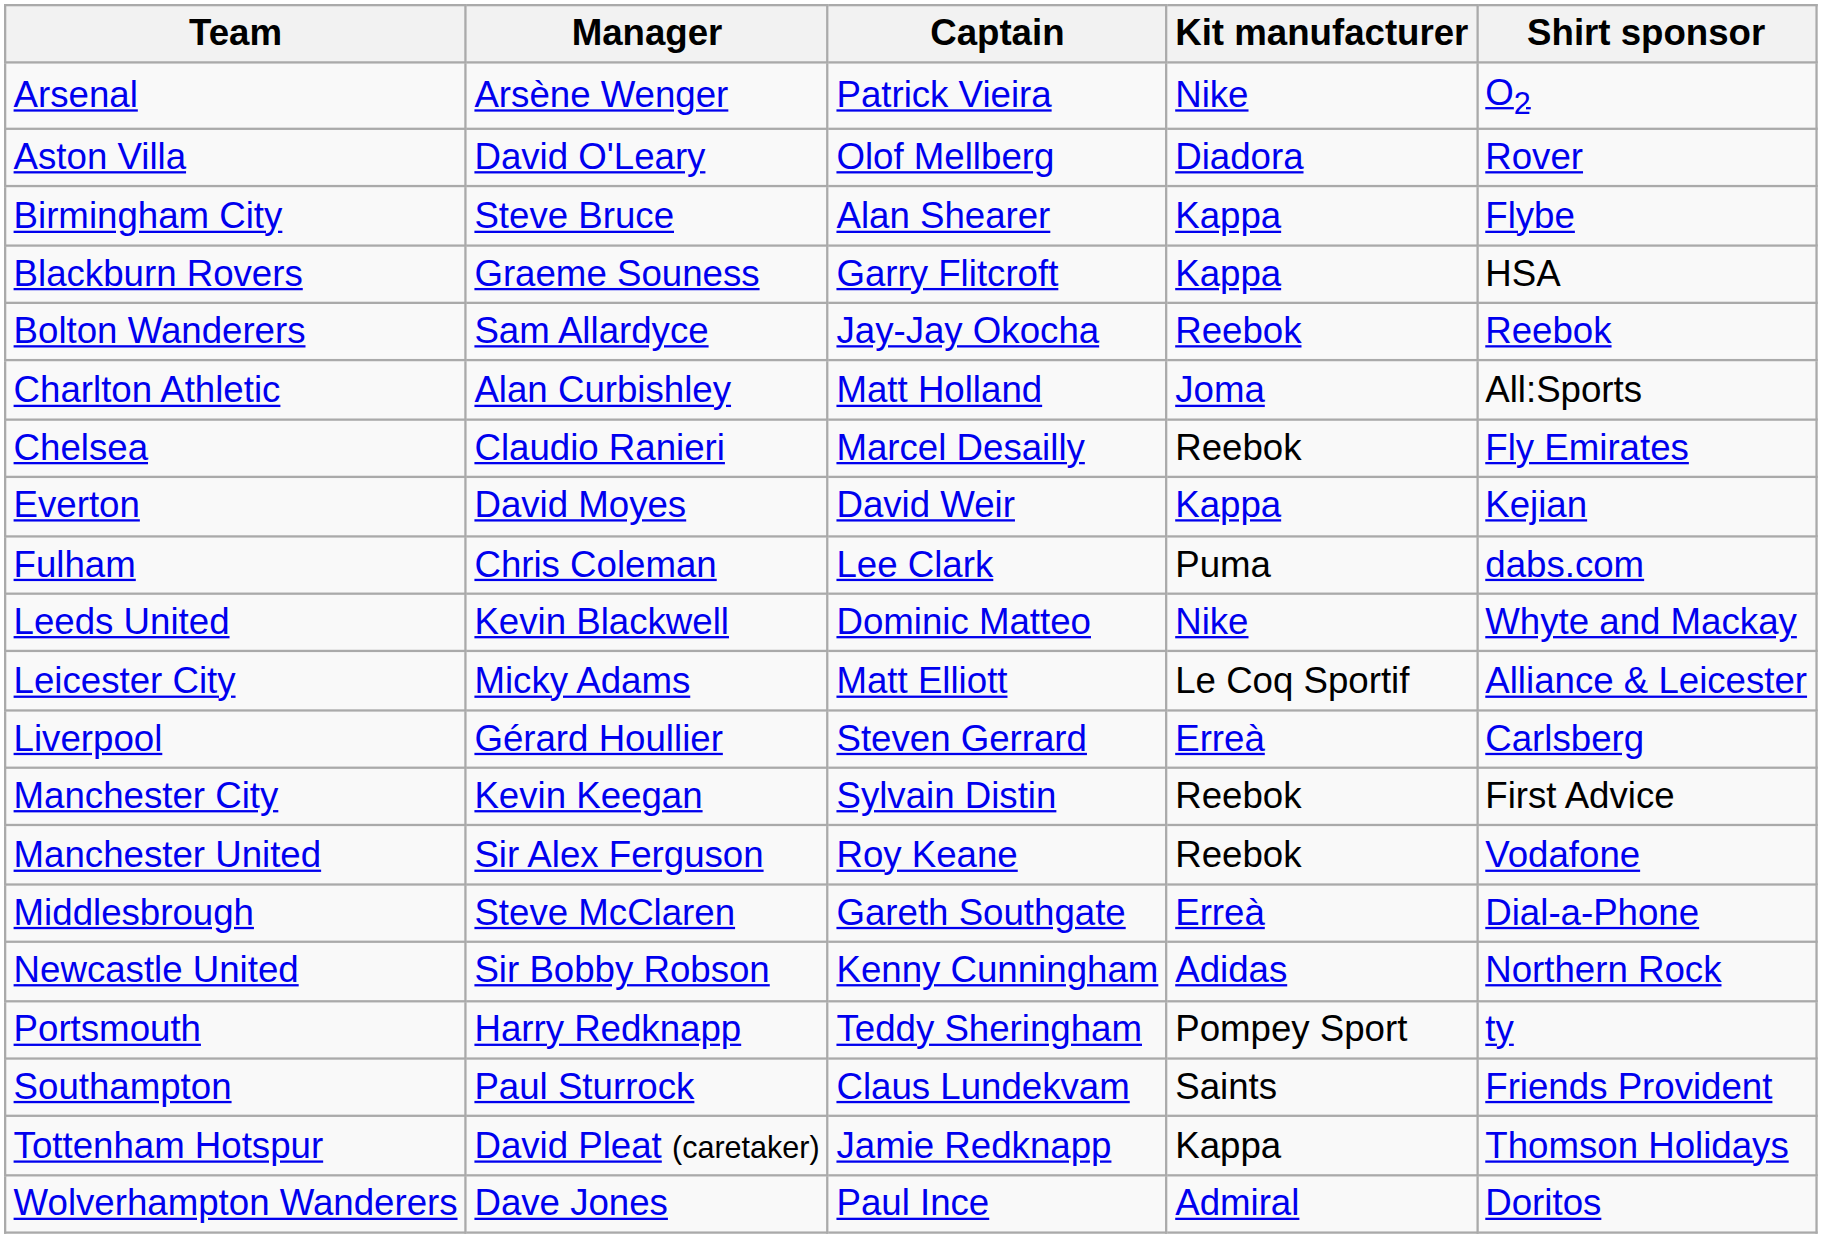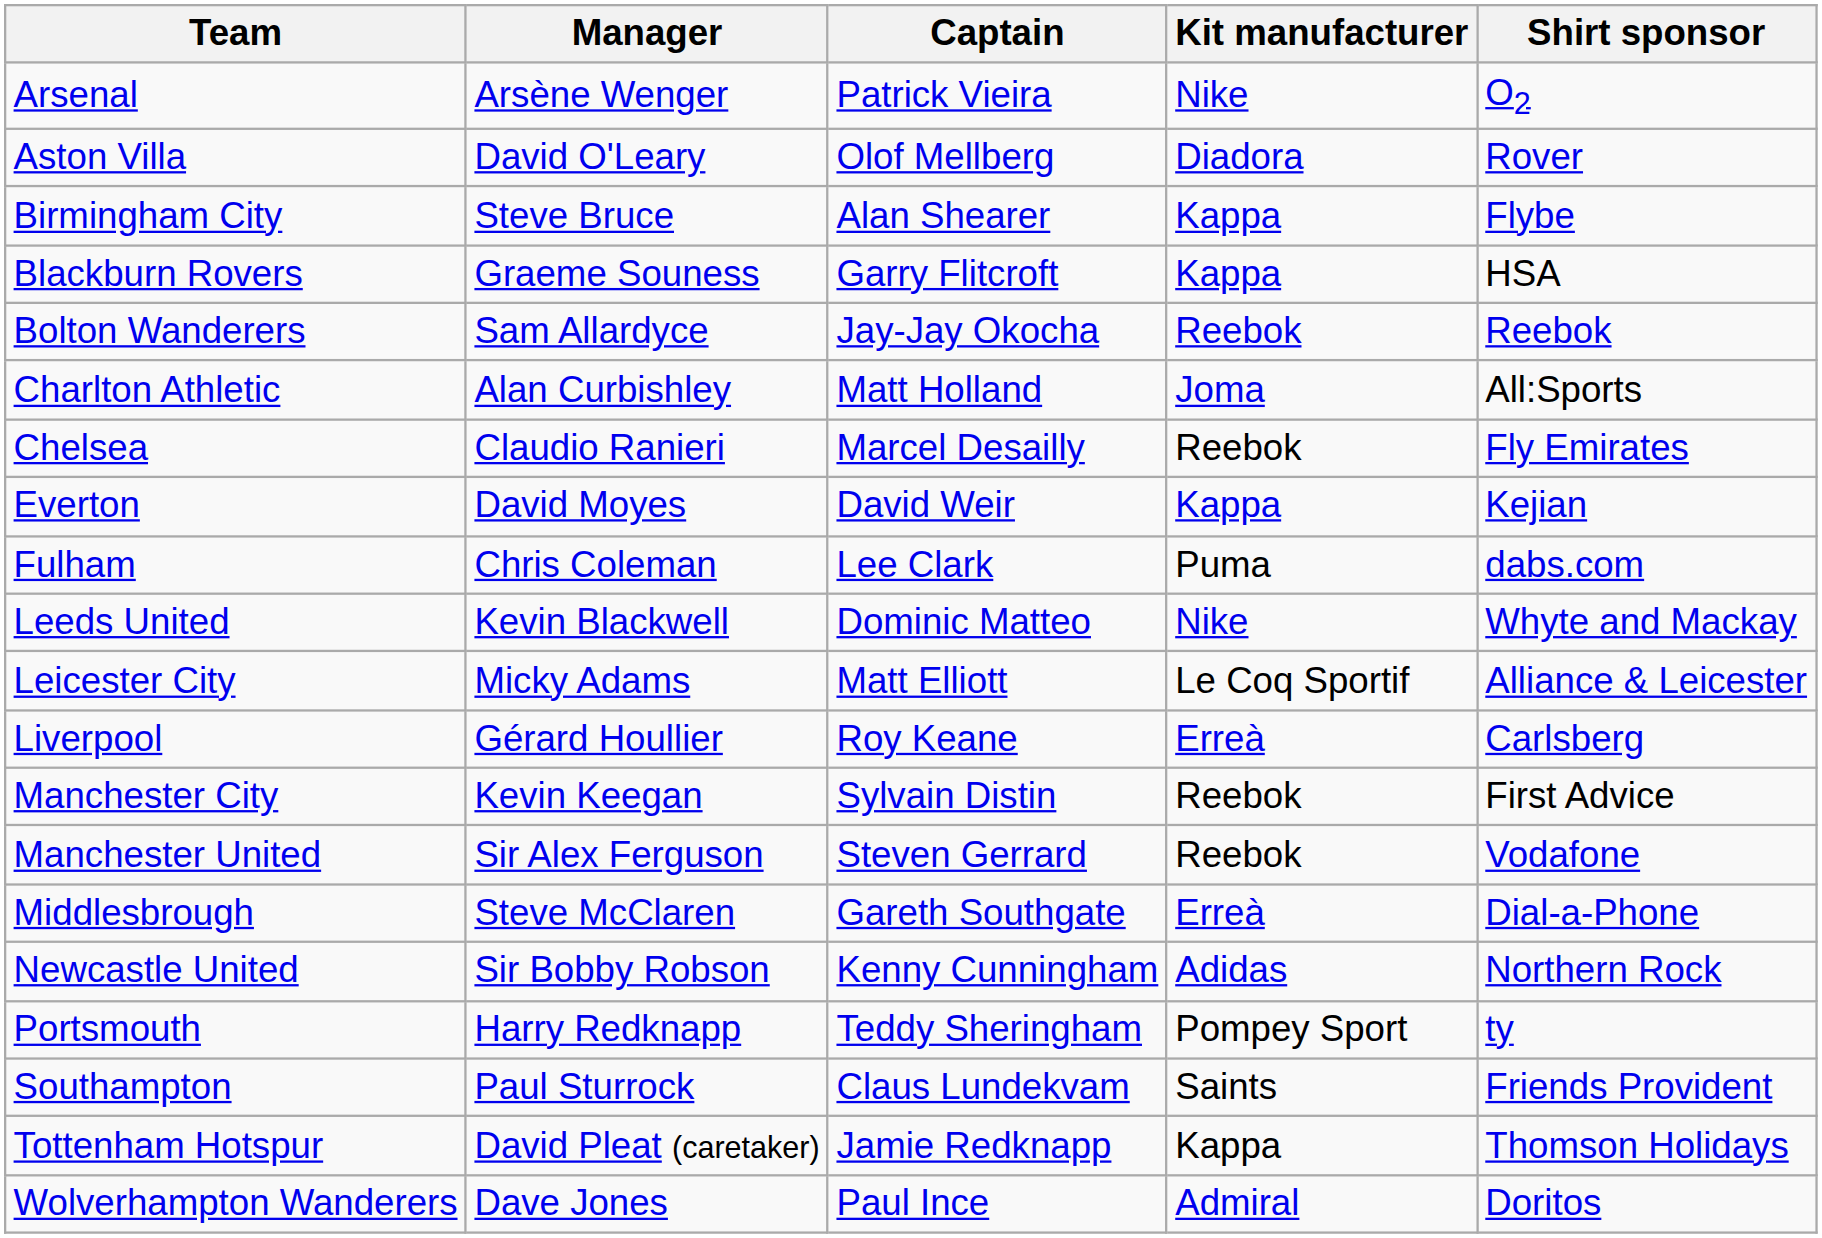(962, 738) Steven Gerrard -> (927, 738) Roy Keane
(927, 854) Roy Keane -> (962, 854) Steven Gerrard
